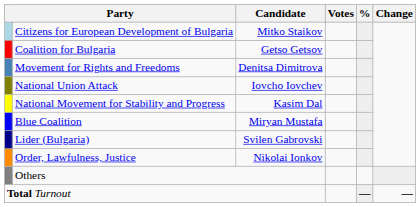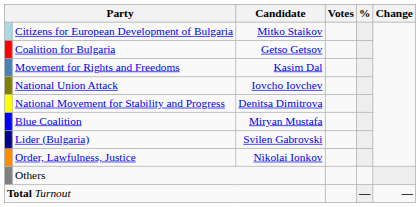(280, 67) Denitsa Dimitrova -> (298, 67) Kasim Dal
(298, 103) Kasim Dal -> (280, 103) Denitsa Dimitrova
